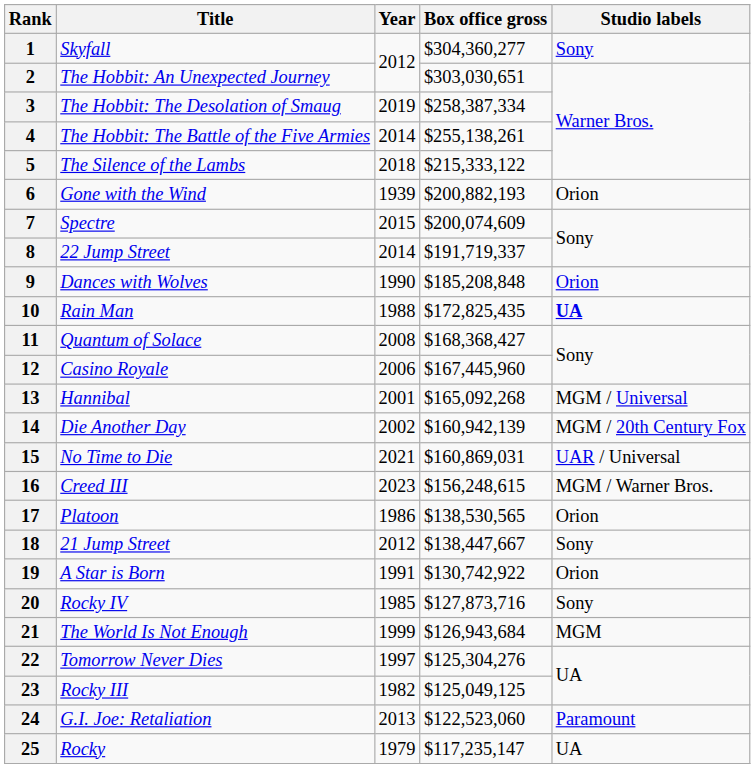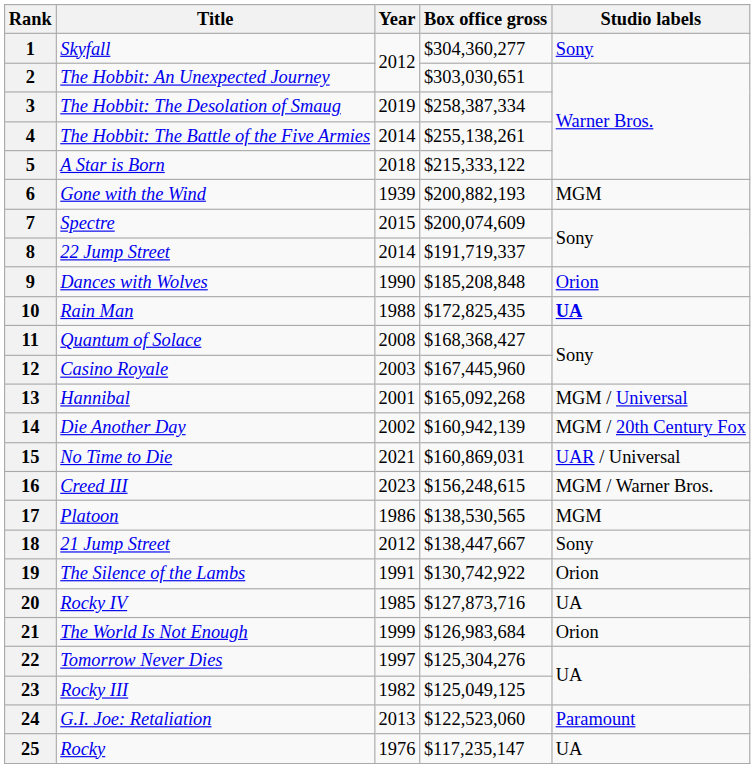(153, 164) The Silence of the Lambs -> (112, 164) A Star is Born
(577, 194) Orion -> (579, 194) MGM
(397, 369) 2006 -> (397, 369) 2003
(577, 515) Orion -> (579, 515) MGM
(112, 573) A Star is Born -> (153, 573) The Silence of the Lambs
(575, 602) Sony -> (569, 602) UA
(474, 631) $126,943,684 -> (474, 631) $126,983,684
(579, 631) MGM -> (577, 631) Orion
(397, 748) 1979 -> (397, 748) 1976
